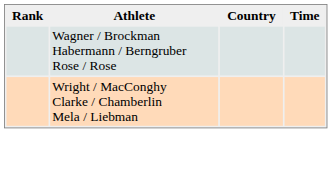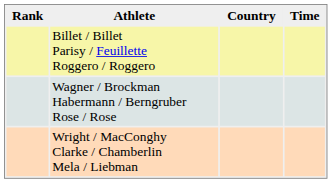+ row: (104, 51)
